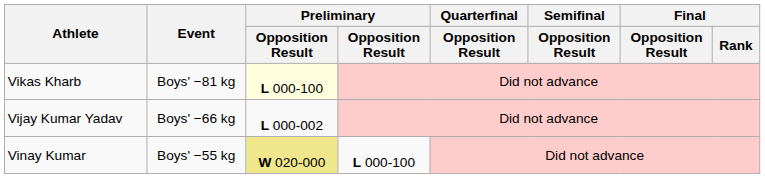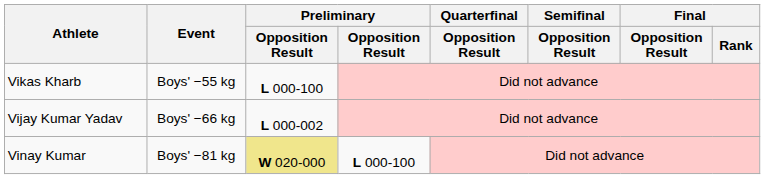(196, 82) Boys' −81 kg -> (196, 82) Boys' −55 kg
(292, 89) lightyellow background -> (292, 89) no background
(196, 155) Boys' −55 kg -> (196, 155) Boys' −81 kg
